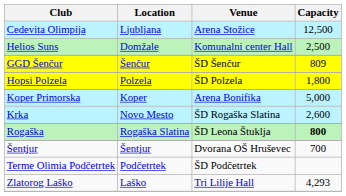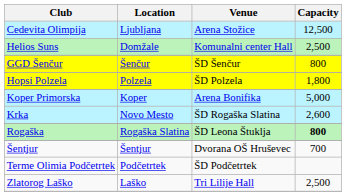(318, 64) 809 -> (318, 64) 800
(318, 183) 4,293 -> (318, 183) 2,500
